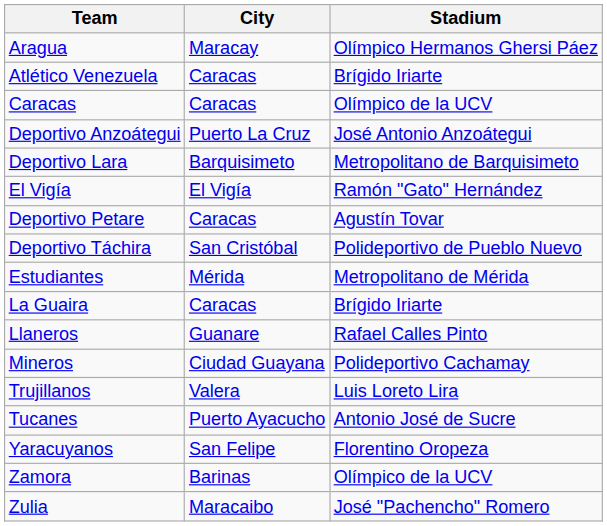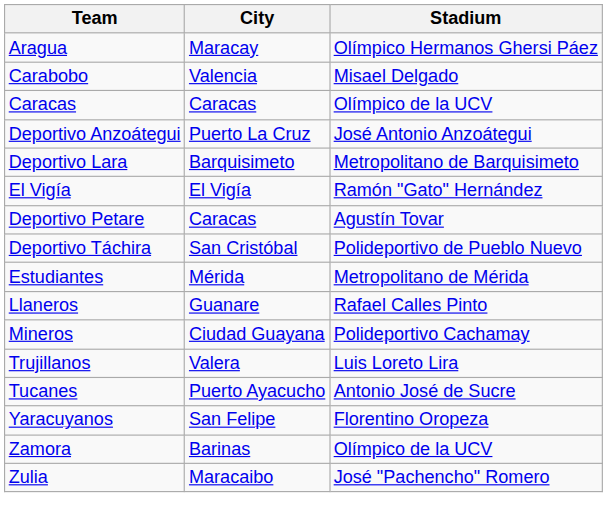- row: (83, 76)
+ row: (48, 76)
- row: (48, 305)
